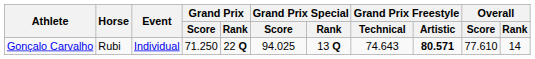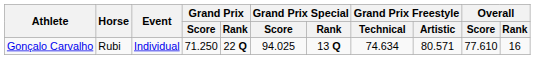(382, 46) 74.643 -> (382, 46) 74.634
(438, 46) bold -> (438, 46) normal
(515, 46) 14 -> (515, 46) 16
